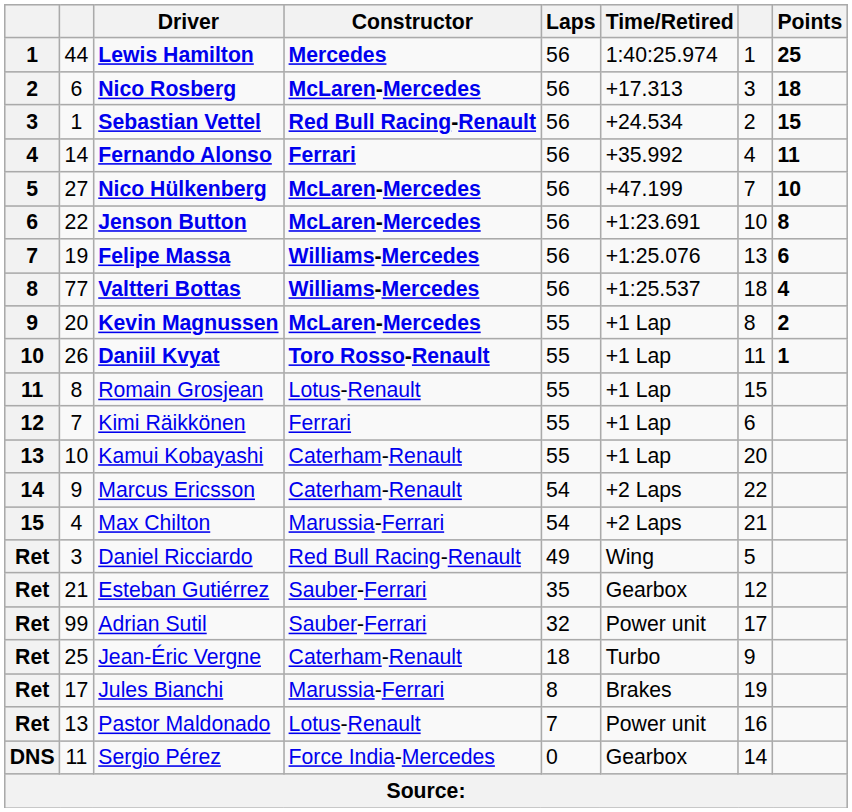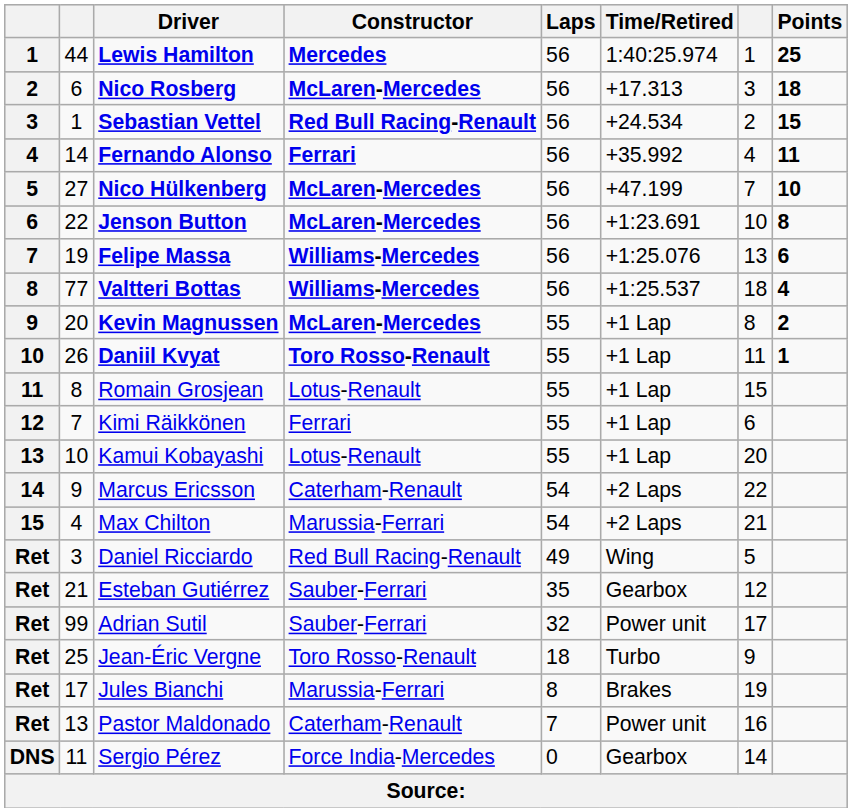(375, 456) Caterham-Renault -> (355, 456) Lotus-Renault
(375, 657) Caterham-Renault -> (382, 657) Toro Rosso-Renault
(355, 723) Lotus-Renault -> (375, 723) Caterham-Renault
